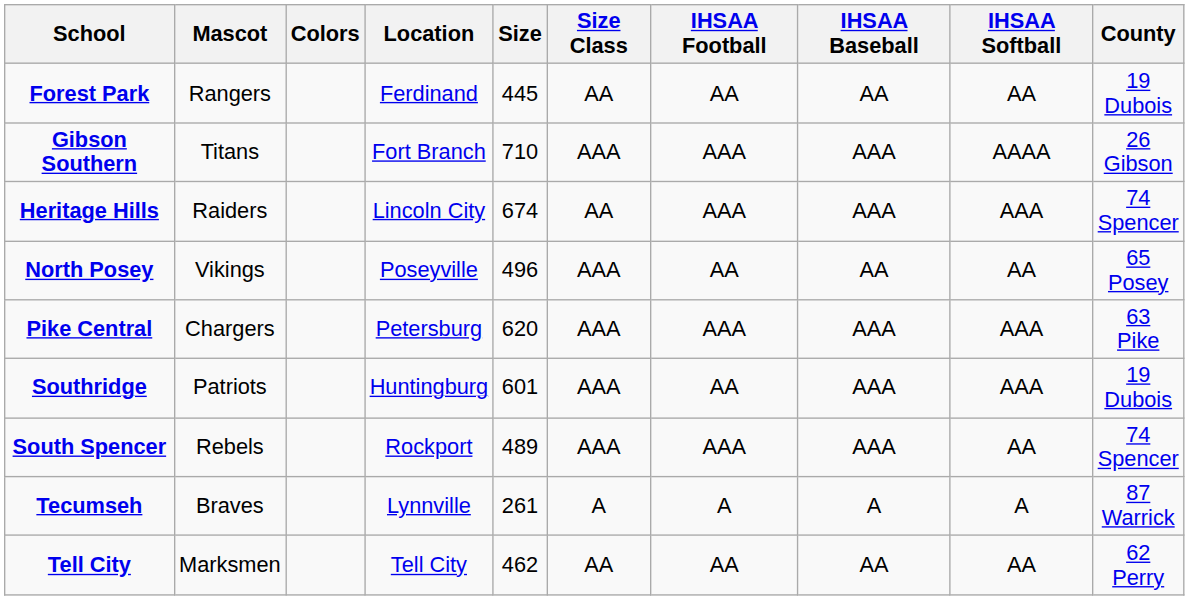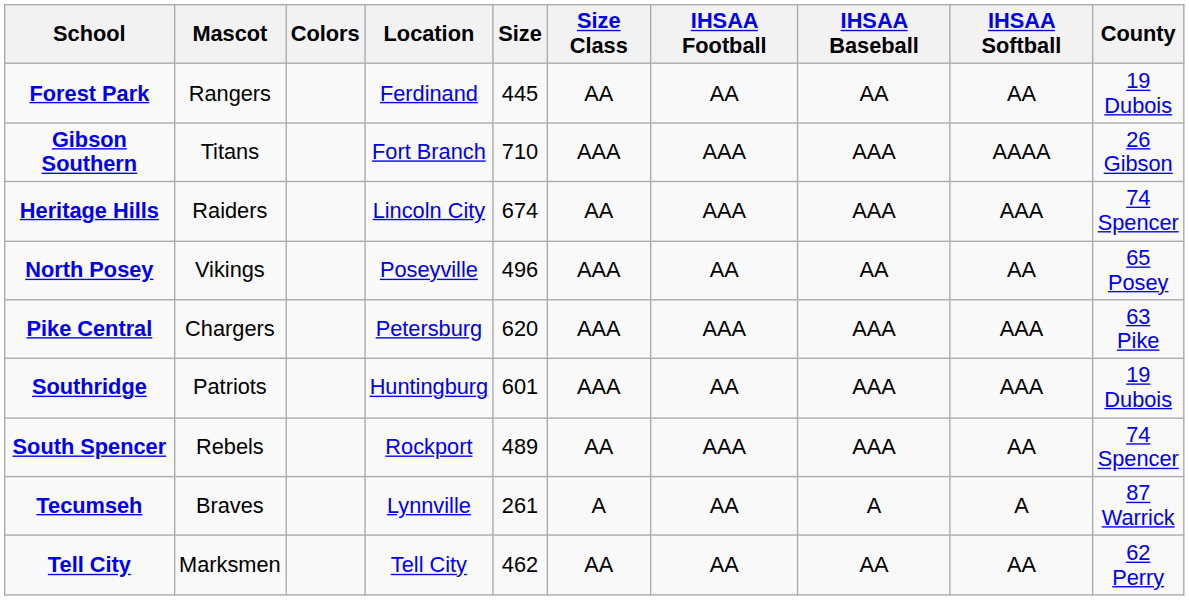(599, 446) AAA -> (599, 446) AA
(724, 505) A -> (724, 505) AA
